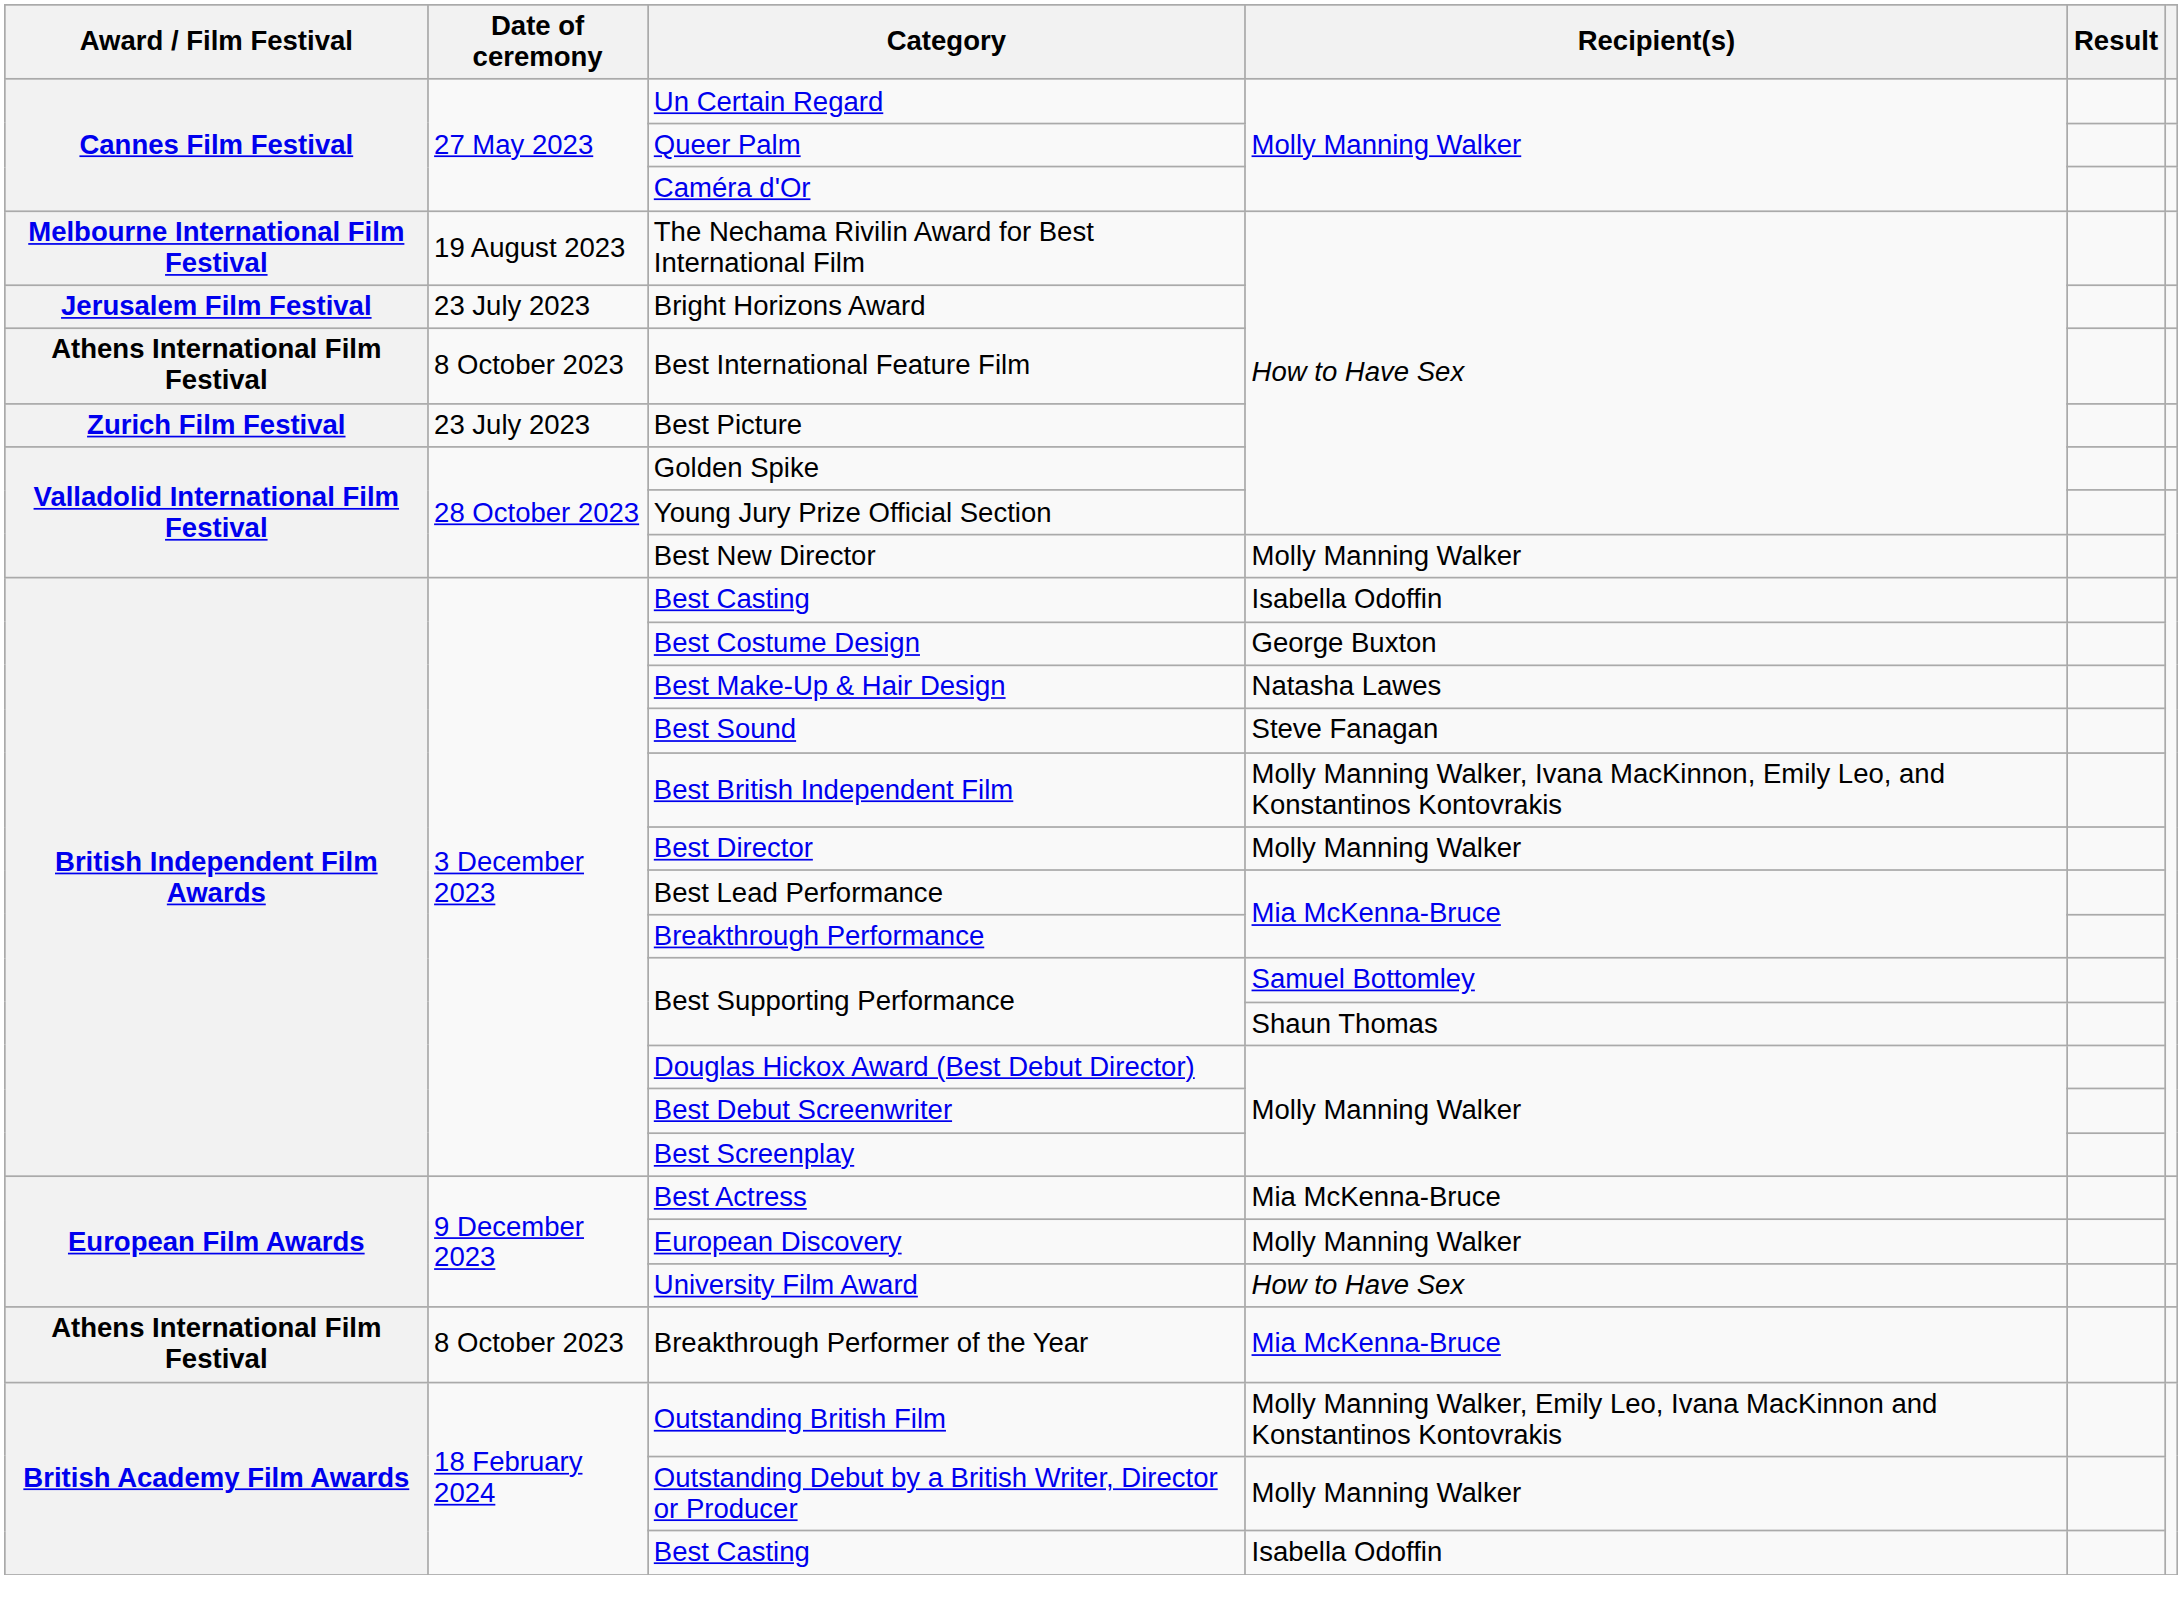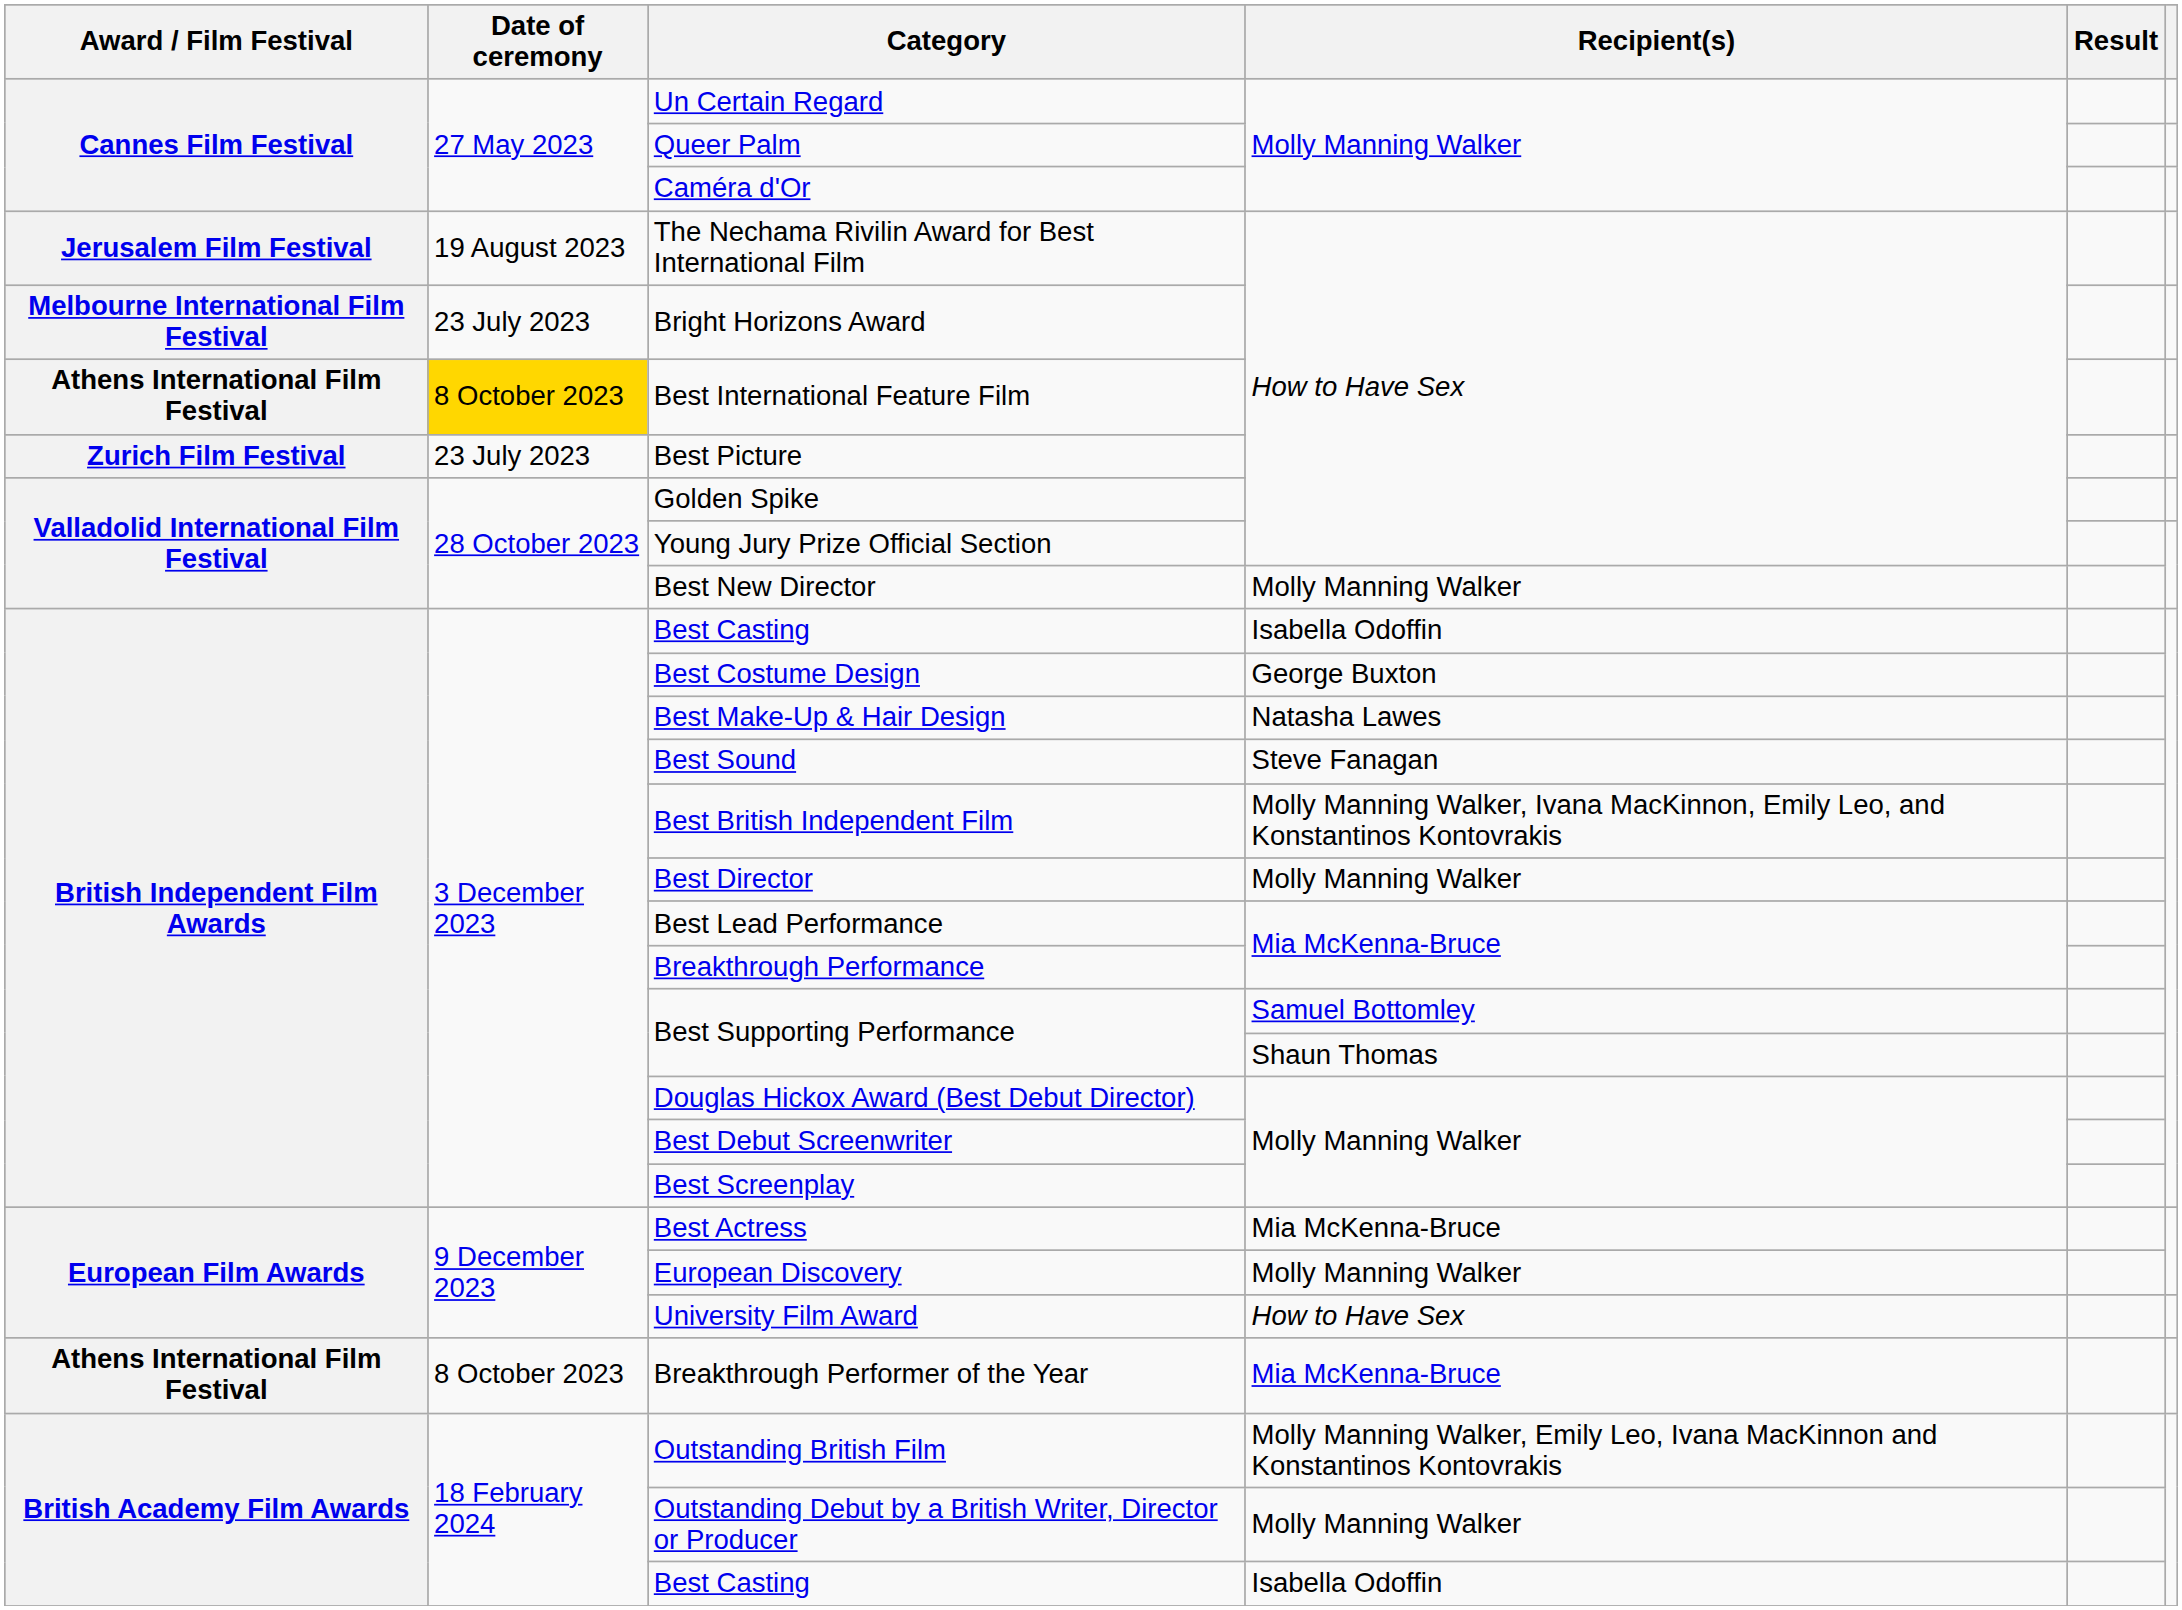(216, 247) Melbourne International Film Festival -> (216, 247) Jerusalem Film Festival
(216, 306) Jerusalem Film Festival -> (216, 321) Melbourne International Film Festival
(529, 365) no background -> (529, 396) gold background
